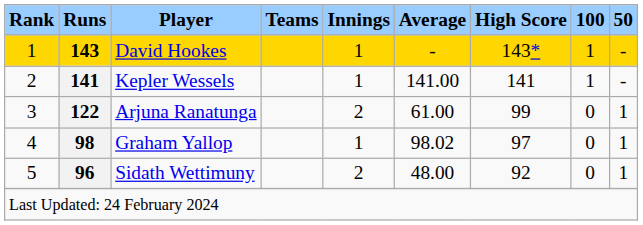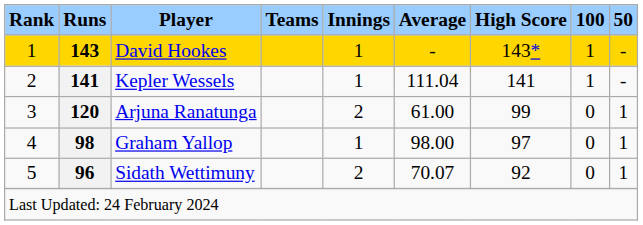(433, 81) 141.00 -> (433, 81) 111.04
(85, 111) 122 -> (85, 111) 120
(433, 142) 98.02 -> (433, 142) 98.00
(433, 173) 48.00 -> (433, 173) 70.07
